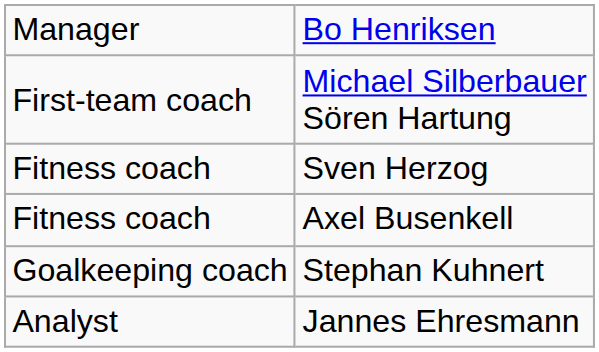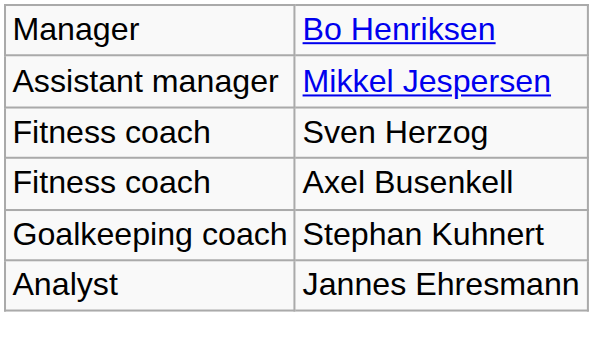+ row: (427, 81)
- row: (445, 99)
